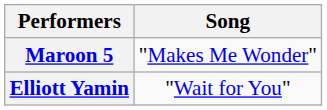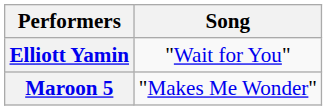rows swapped: (69, 88) <-> (69, 54)
